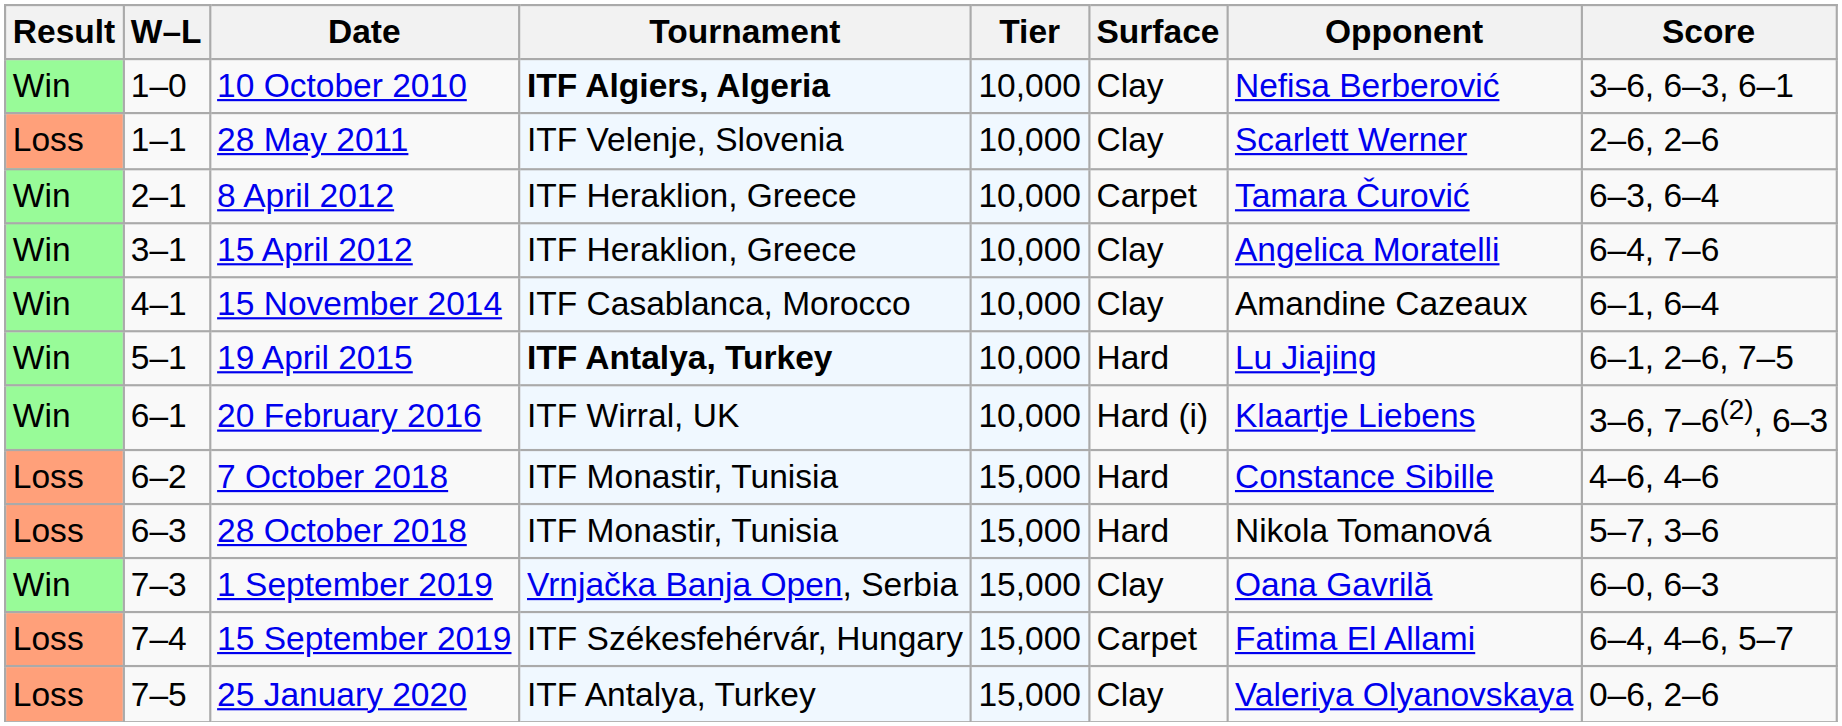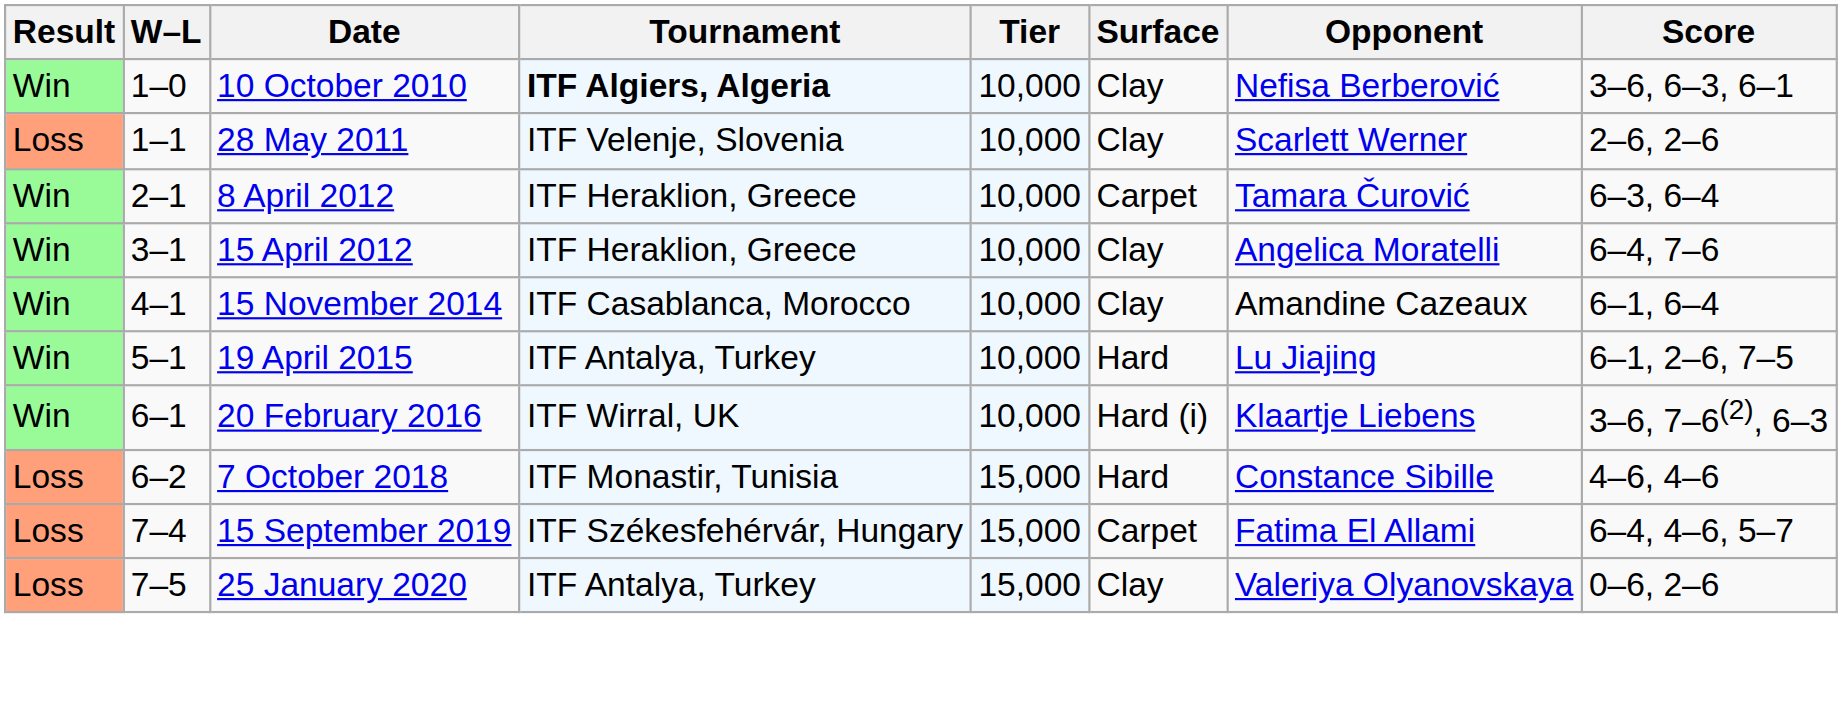(680, 357) bold -> (671, 357) normal
- row: (342, 529)
- row: (355, 584)
